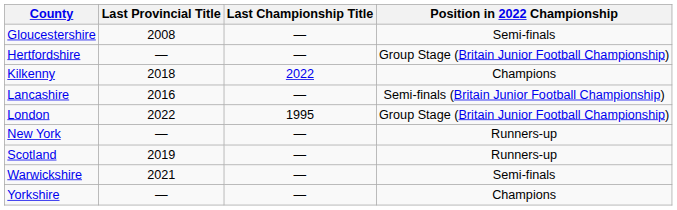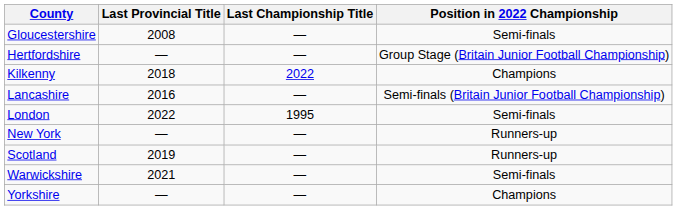(524, 114) Group Stage (Britain Junior Football Championship) -> (524, 114) Semi-finals
